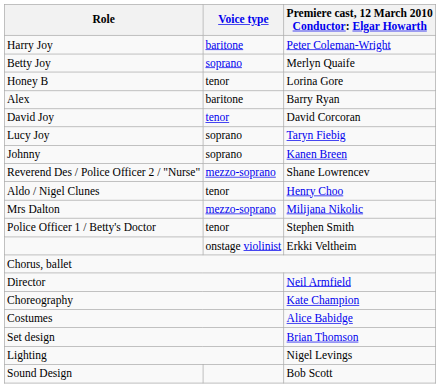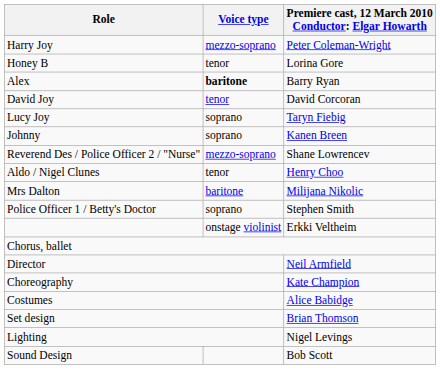(224, 44) baritone -> (241, 44) mezzo-soprano
- row: (29, 63)
(224, 99) normal -> (226, 81) bold
(241, 209) mezzo-soprano -> (224, 191) baritone
(217, 227) tenor -> (224, 209) soprano
